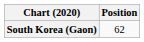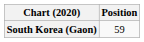(119, 29) 62 -> (119, 29) 59
